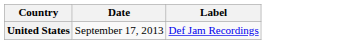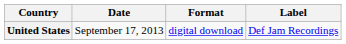+ column: (206, 13)
